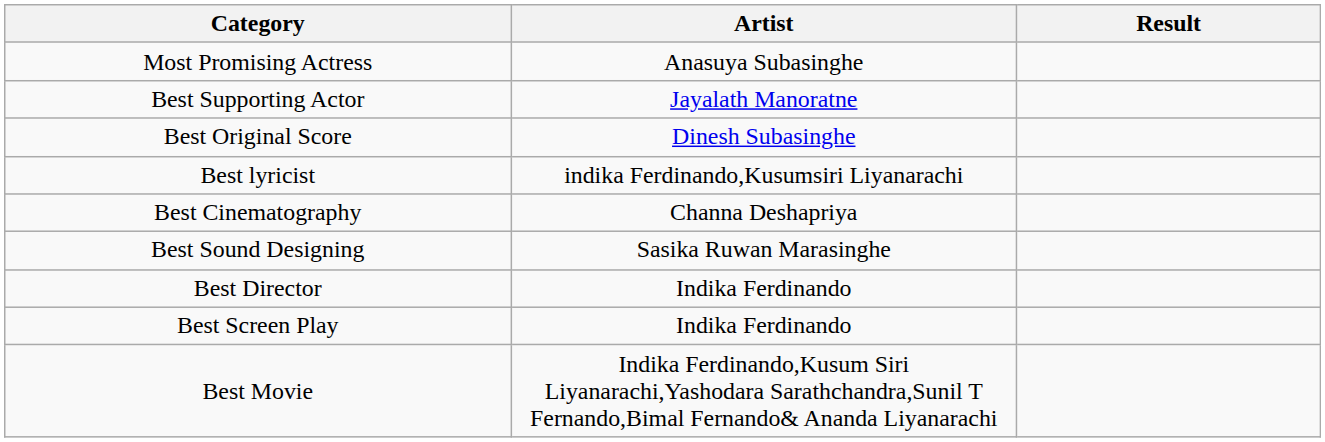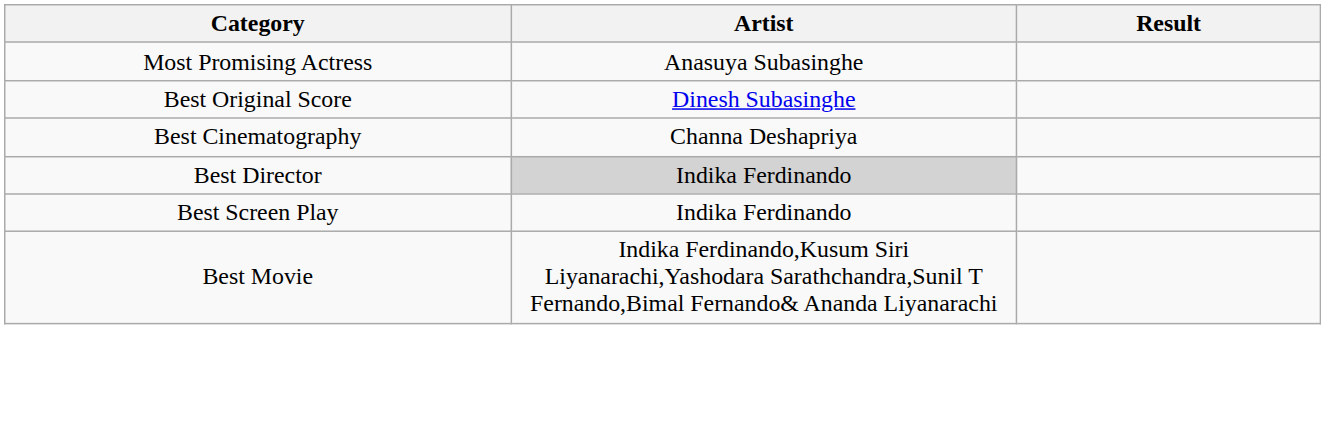- row: (258, 99)
- row: (258, 174)
- row: (258, 250)
(764, 288) no background -> (764, 174) lightgrey background
